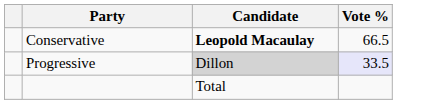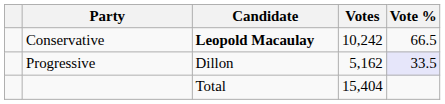+ column: (362, 16)
(215, 63) lightgrey background -> (215, 63) no background
